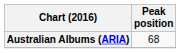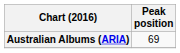(154, 39) 68 -> (154, 39) 69
